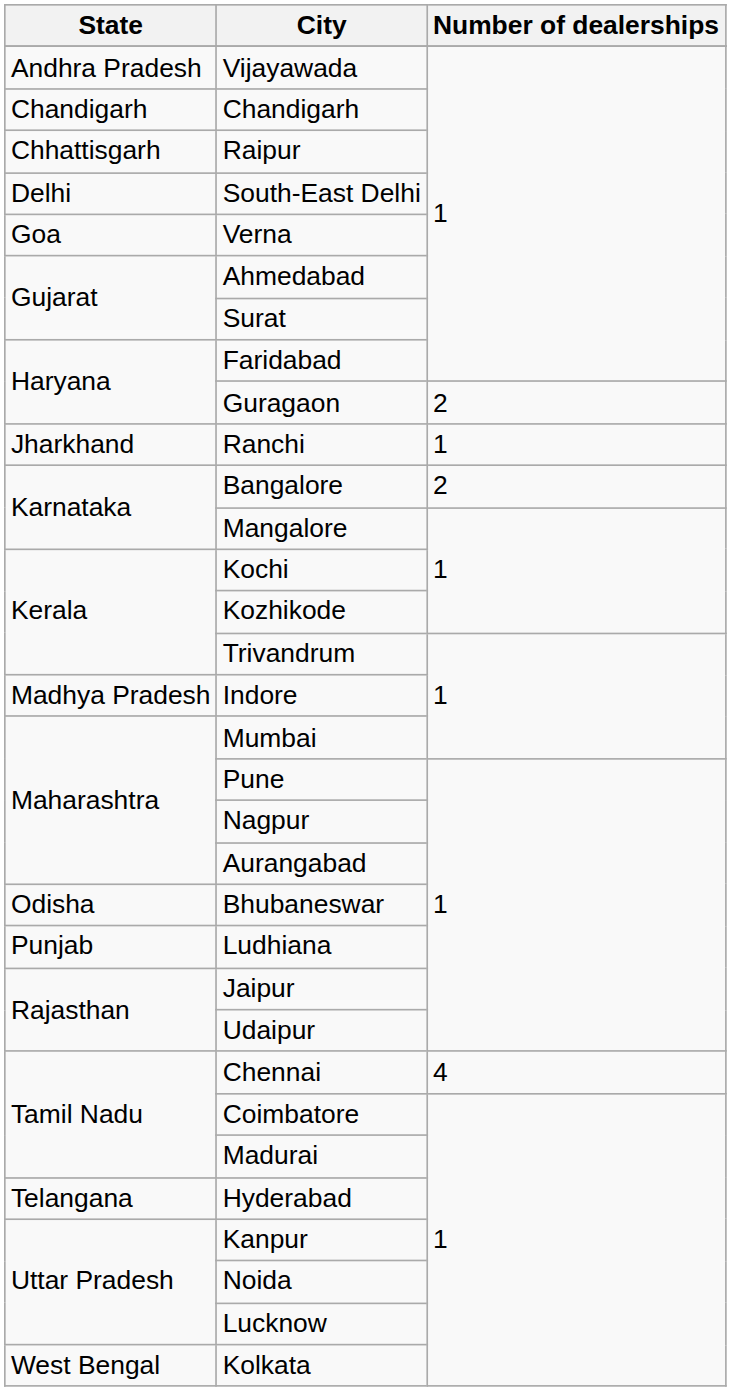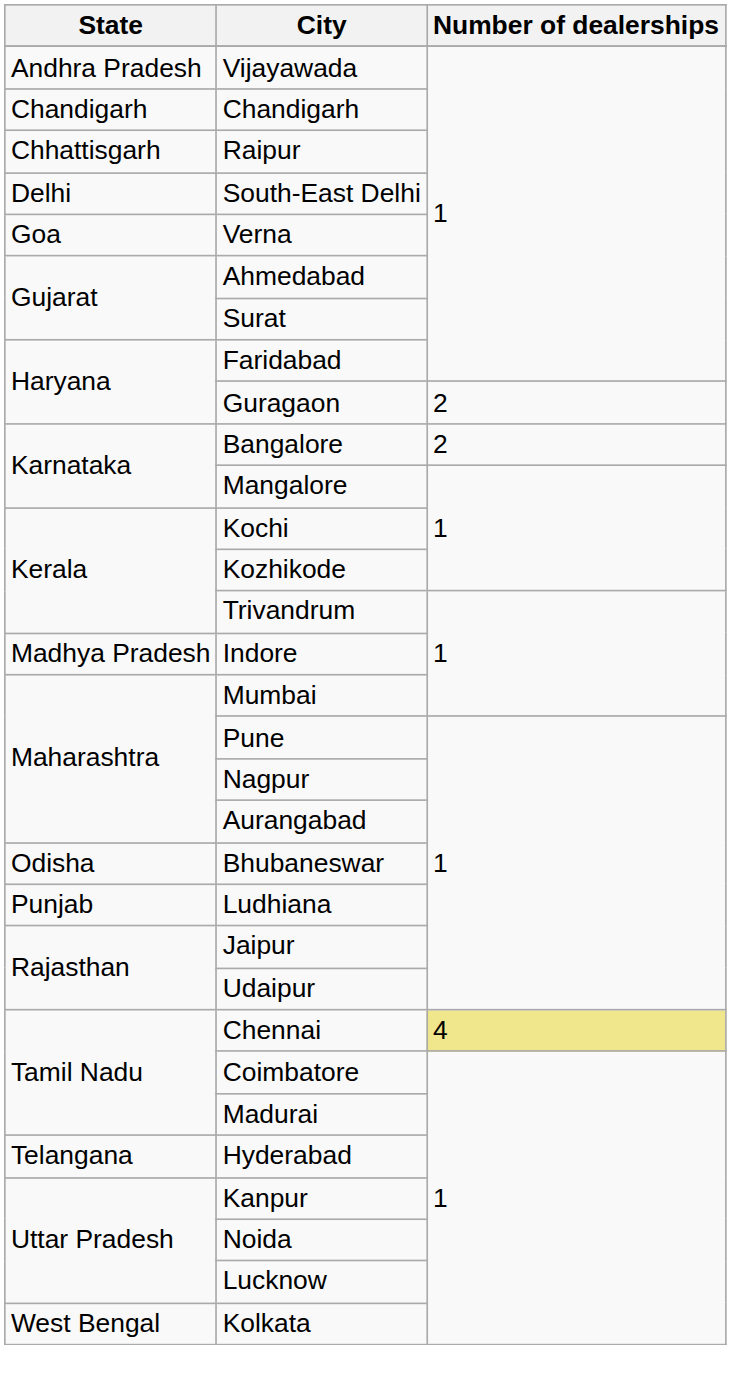- row: (264, 444)
(440, 1072) no background -> (440, 1030) khaki background
